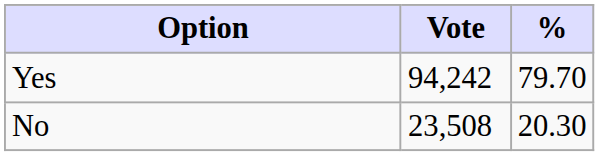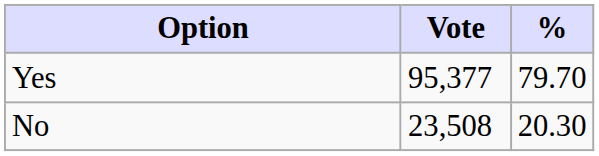(450, 77) 94,242 -> (450, 77) 95,377
